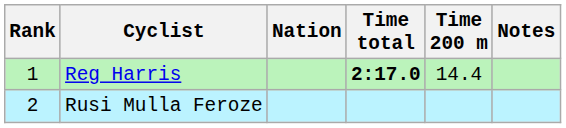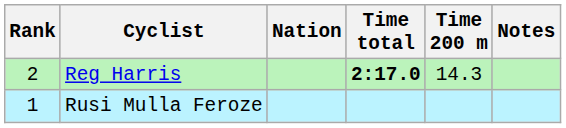(33, 74) 1 -> (33, 74) 2
(459, 74) 14.4 -> (459, 74) 14.3
(33, 106) 2 -> (33, 106) 1
